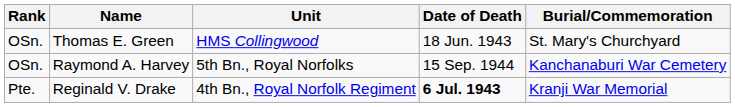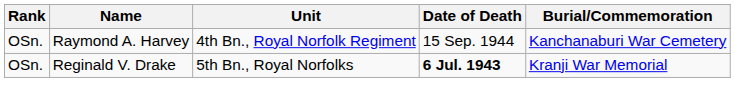- row: (113, 41)
(275, 65) 5th Bn., Royal Norfolks -> (306, 41) 4th Bn., Royal Norfolk Regiment
(22, 89) Pte. -> (26, 65) OSn.
(306, 89) 4th Bn., Royal Norfolk Regiment -> (275, 65) 5th Bn., Royal Norfolks
